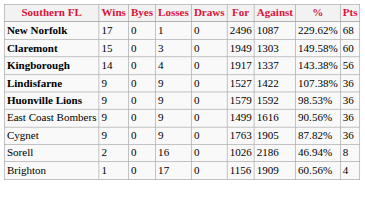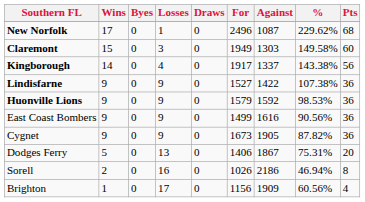(241, 135) 1763 -> (241, 135) 1673
+ row: (37, 153)
